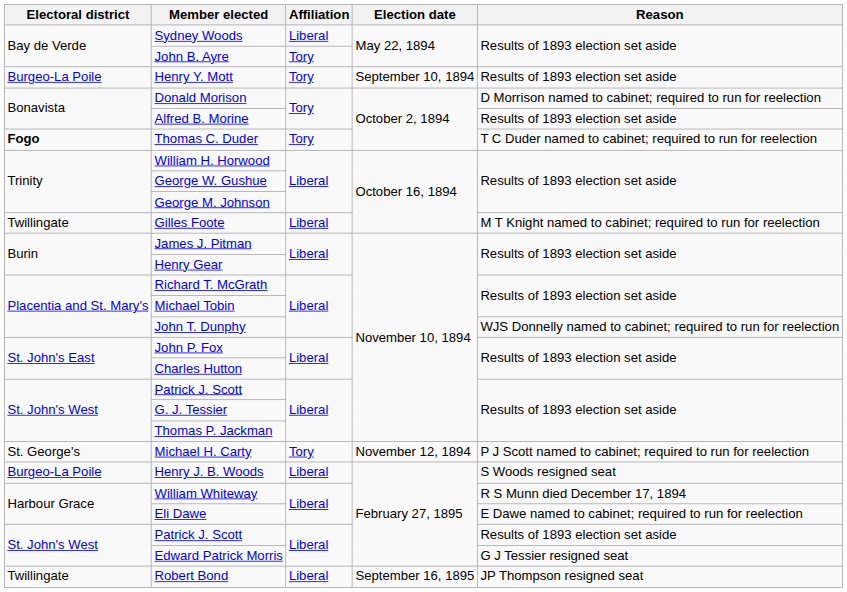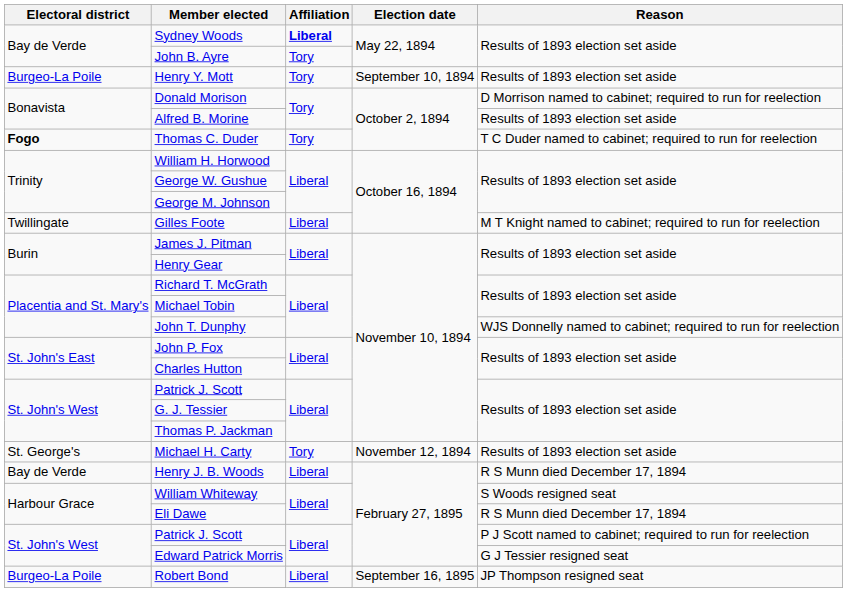(309, 35) normal -> (310, 35) bold
(645, 451) P J Scott named to cabinet; required to run for reelection -> (578, 451) Results of 1893 election set aside
(54, 472) Burgeo-La Poile -> (47, 472) Bay de Verde
(548, 472) S Woods resigned seat -> (583, 472) R S Munn died December 17, 1894
(583, 493) R S Munn died December 17, 1894 -> (548, 493) S Woods resigned seat
(642, 514) E Dawe named to cabinet; required to run for reelection -> (583, 514) R S Munn died December 17, 1894
(578, 535) Results of 1893 election set aside -> (645, 535) P J Scott named to cabinet; required to run for reelection
(38, 576) Twillingate -> (54, 576) Burgeo-La Poile
